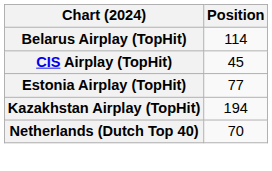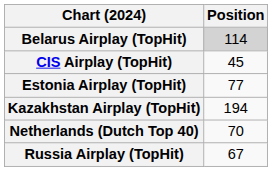(236, 39) no background -> (236, 39) lightgrey background
+ row: (104, 154)
